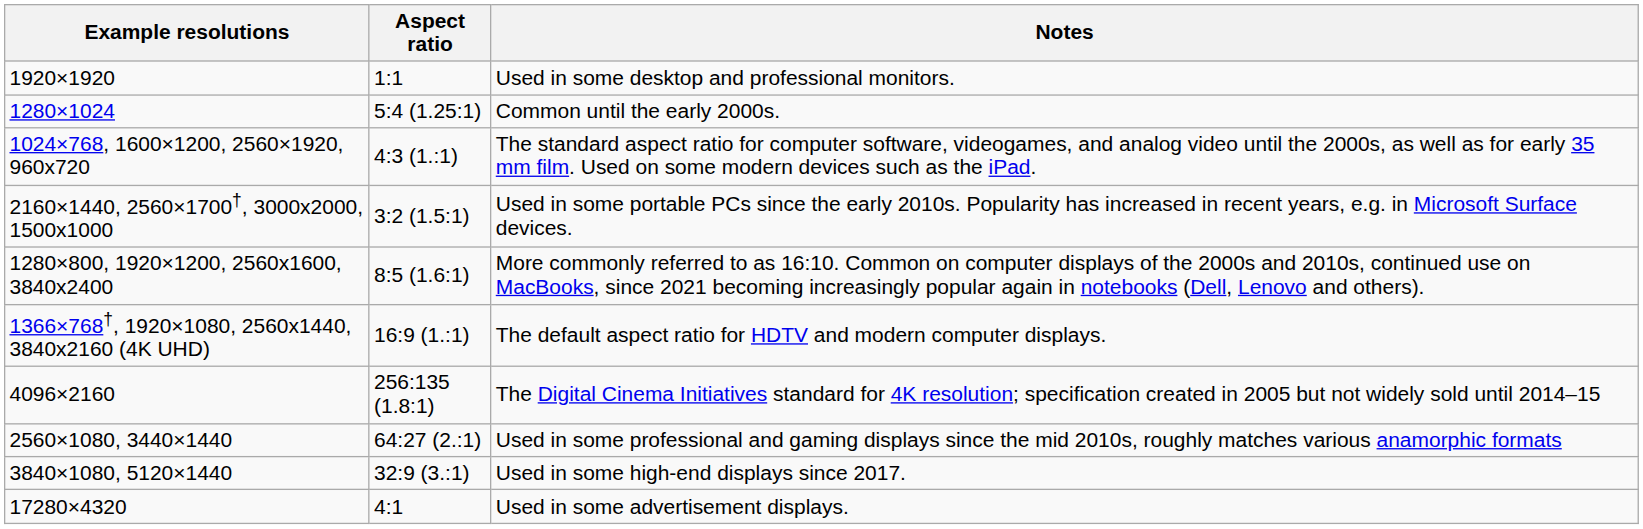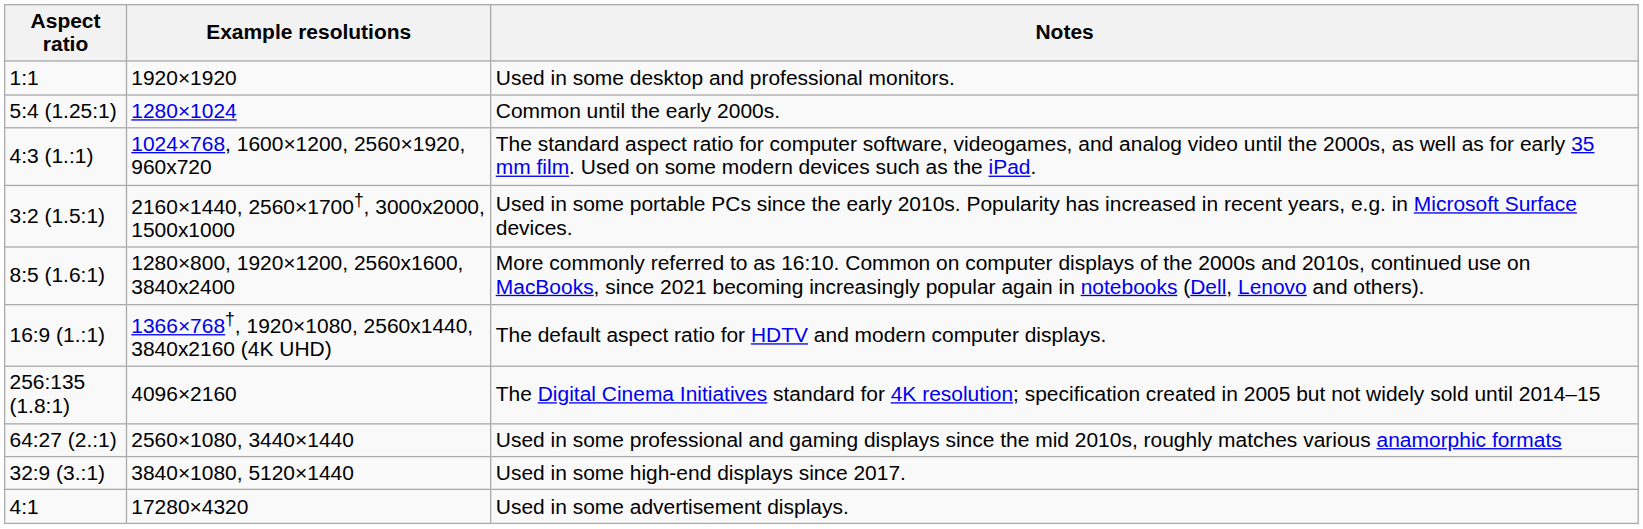columns swapped: (430, 32) <-> (187, 32)
